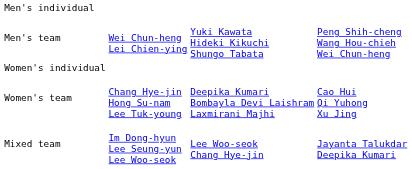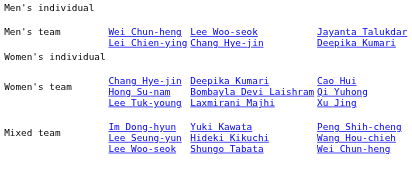(230, 43) Yuki Kawata Hideki Kikuchi Shungo Tabata -> (227, 37) Lee Woo-seok Chang Hye-jin
(359, 43) Peng Shih-cheng Wang Hou-chieh Wei Chun-heng -> (362, 37) Jayanta Talukdar Deepika Kumari
(227, 149) Lee Woo-seok Chang Hye-jin -> (230, 138) Yuki Kawata Hideki Kikuchi Shungo Tabata
(362, 149) Jayanta Talukdar Deepika Kumari -> (359, 138) Peng Shih-cheng Wang Hou-chieh Wei Chun-heng
